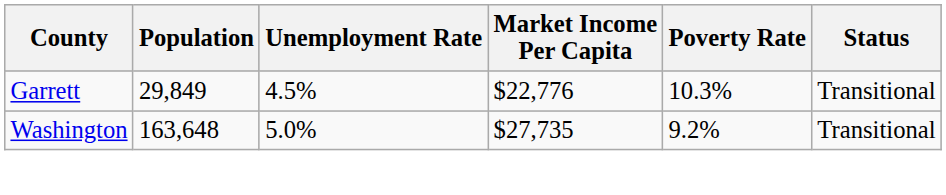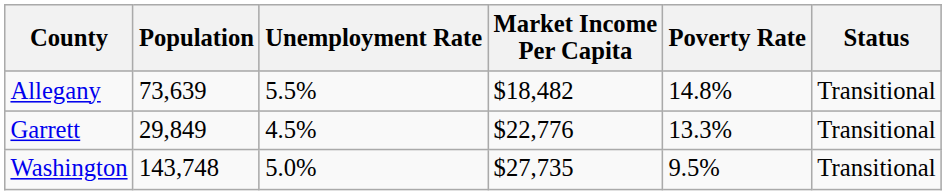+ row: (56, 90)
(700, 90) 10.3% -> (700, 129) 13.3%
(179, 129) 163,648 -> (179, 168) 143,748
(694, 129) 9.2% -> (694, 168) 9.5%
